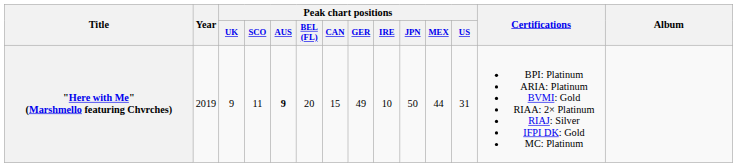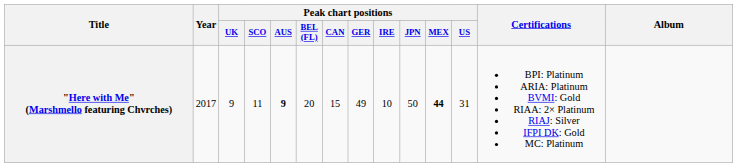(206, 104) 2019 -> (206, 104) 2017
(439, 104) normal -> (439, 104) bold
